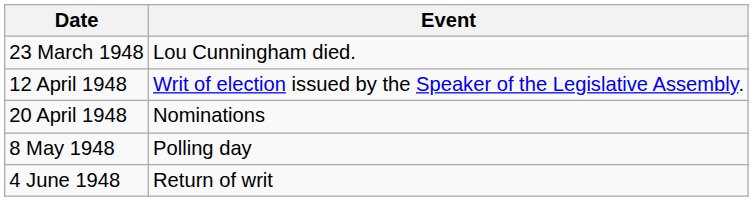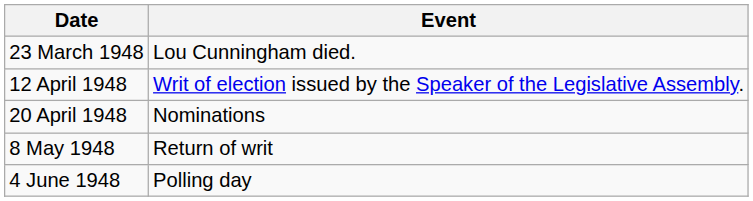(202, 148) Polling day -> (213, 148) Return of writ
(213, 180) Return of writ -> (202, 180) Polling day
